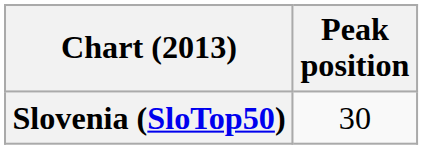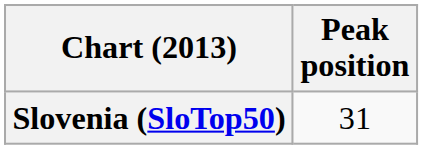(355, 117) 30 -> (355, 117) 31
